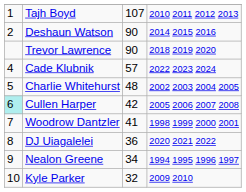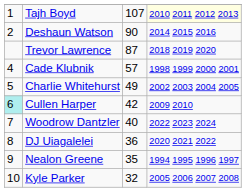(194, 13) no background -> (194, 13) lightyellow background
(132, 50) 90 -> (132, 50) 87
(183, 68) 2022 2023 2024 -> (194, 68) 1998 1999 2000 2001
(132, 86) 48 -> (132, 86) 49
(194, 105) 2005 2006 2007 2008 -> (171, 105) 2009 2010
(132, 123) 41 -> (132, 123) 40
(194, 123) 1998 1999 2000 2001 -> (183, 123) 2022 2023 2024
(132, 159) 34 -> (132, 159) 35
(171, 178) 2009 2010 -> (194, 178) 2005 2006 2007 2008
